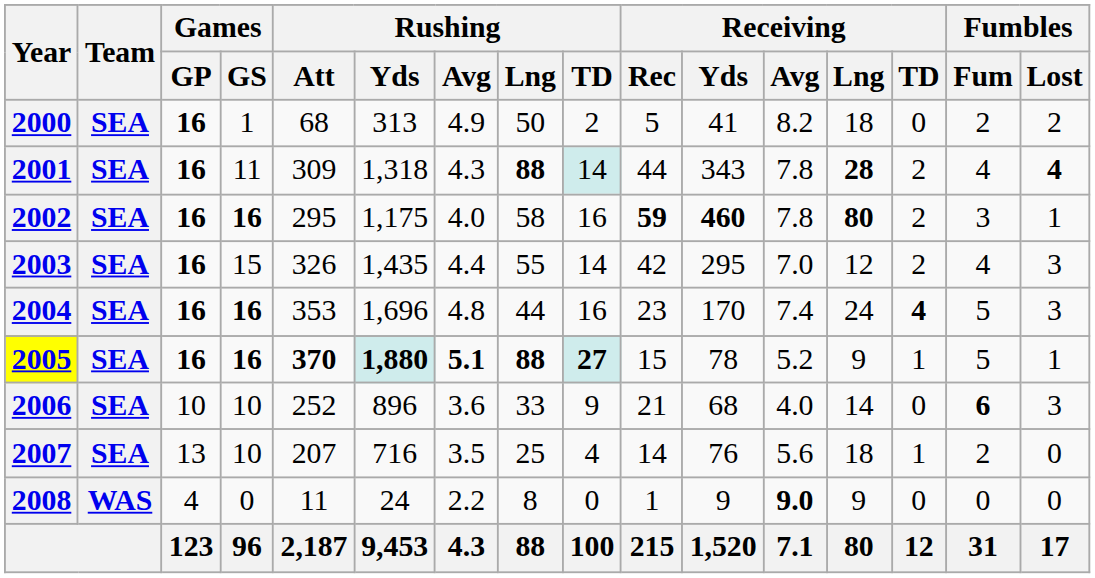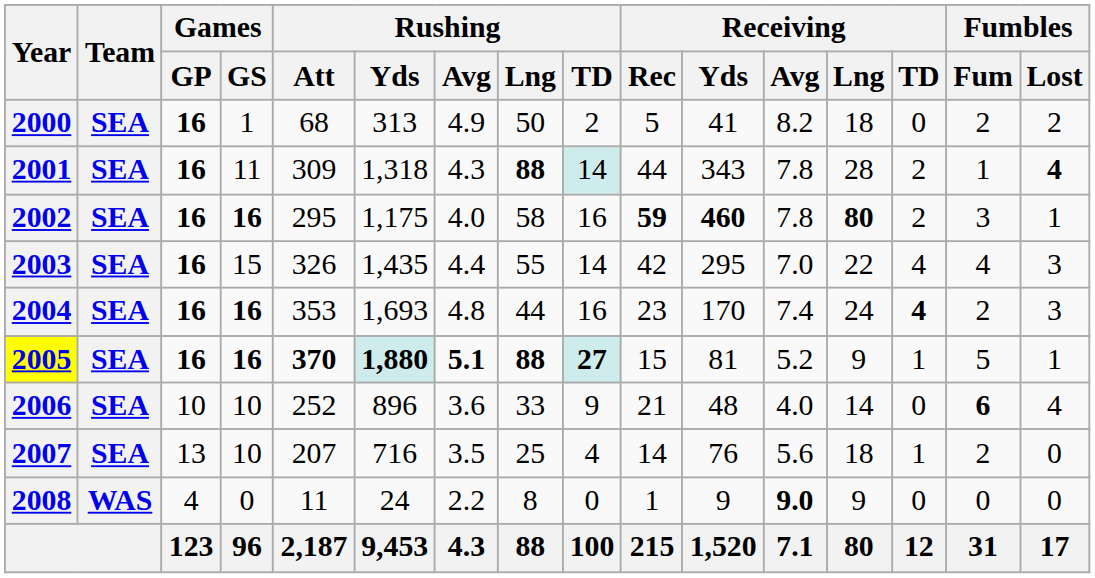(859, 169) bold -> (859, 169) normal
(983, 169) 4 -> (983, 169) 1
(859, 264) 12 -> (859, 264) 22
(919, 264) 2 -> (919, 264) 4
(395, 311) 1,696 -> (395, 311) 1,693
(983, 311) 5 -> (983, 311) 2
(723, 358) 78 -> (723, 358) 81
(723, 405) 68 -> (723, 405) 48
(1055, 405) 3 -> (1055, 405) 4
